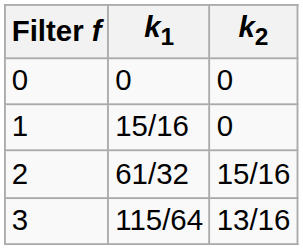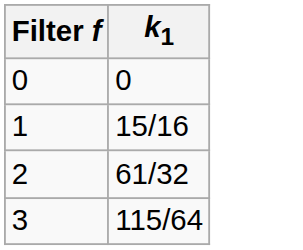- column: (254, 31)
